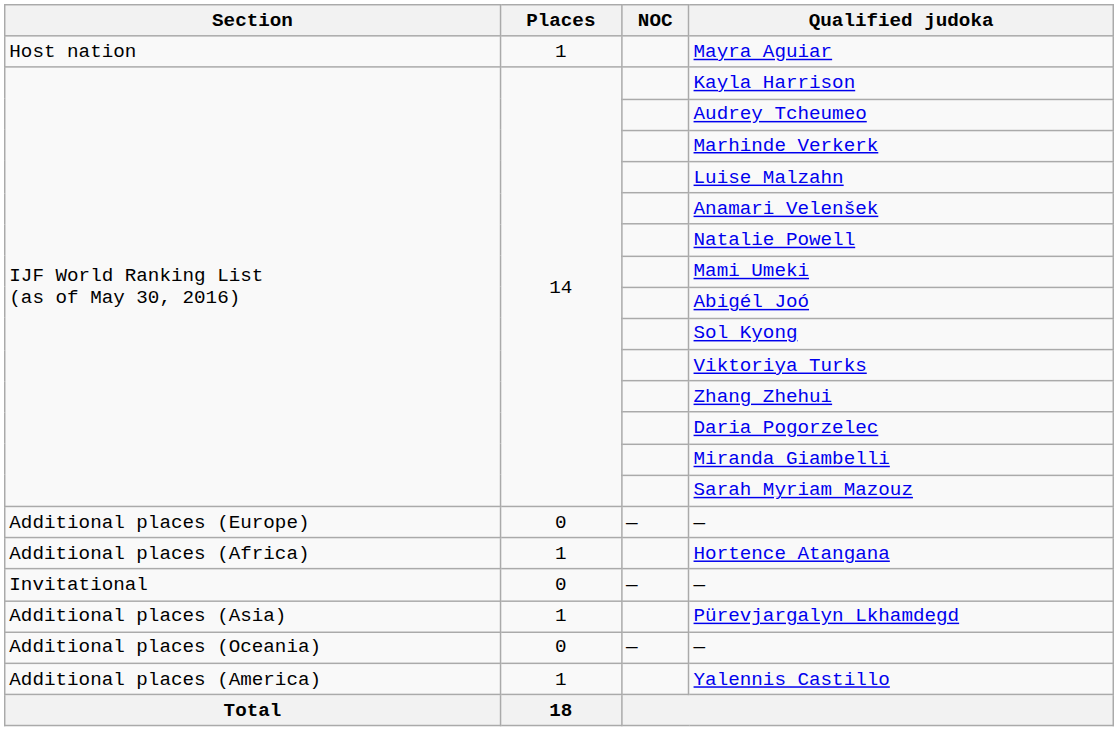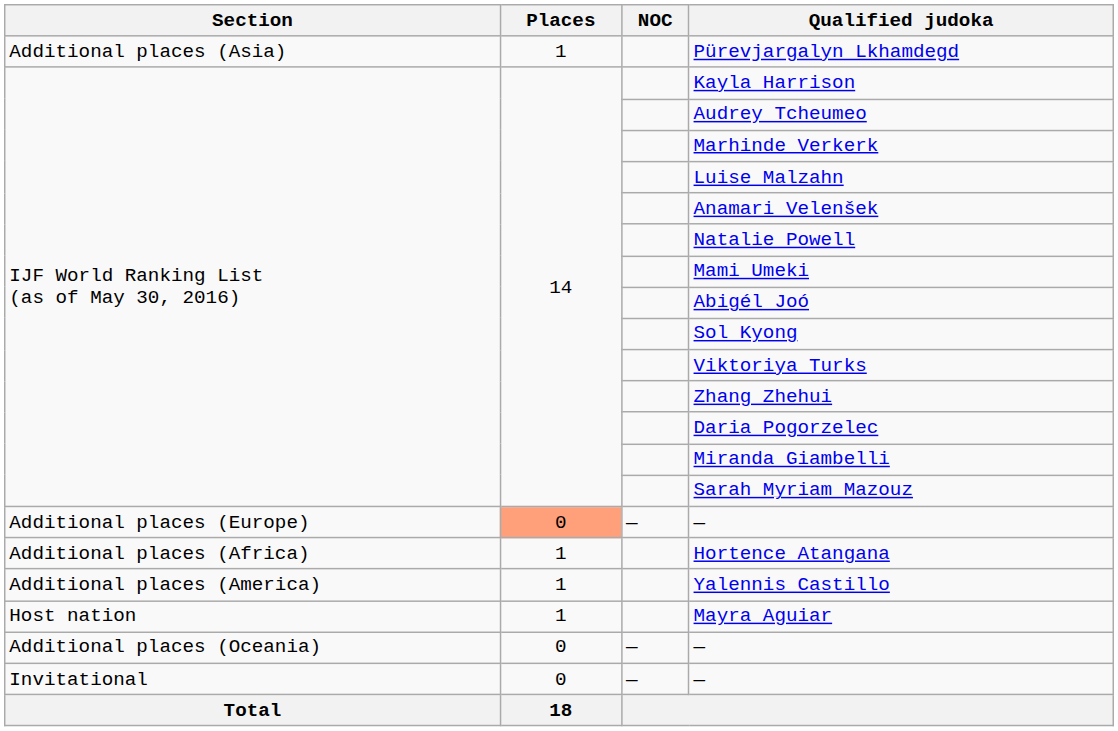rows swapped: (73, 52) <-> (148, 616)
(561, 522) no background -> (561, 522) lightsalmon background
rows swapped: (165, 679) <-> (79, 585)
